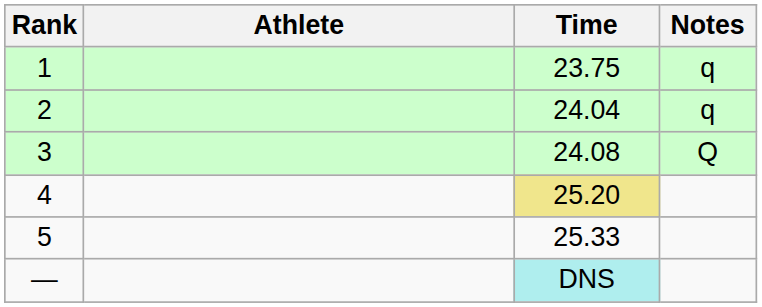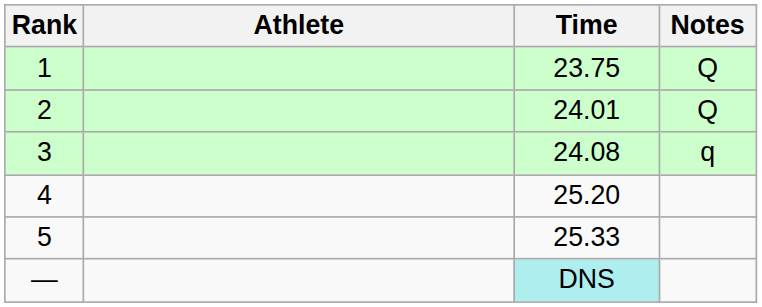(708, 68) q -> (708, 68) Q
(587, 110) 24.04 -> (587, 110) 24.01
(708, 110) q -> (708, 110) Q
(708, 152) Q -> (708, 152) q
(587, 195) khaki background -> (587, 195) no background
